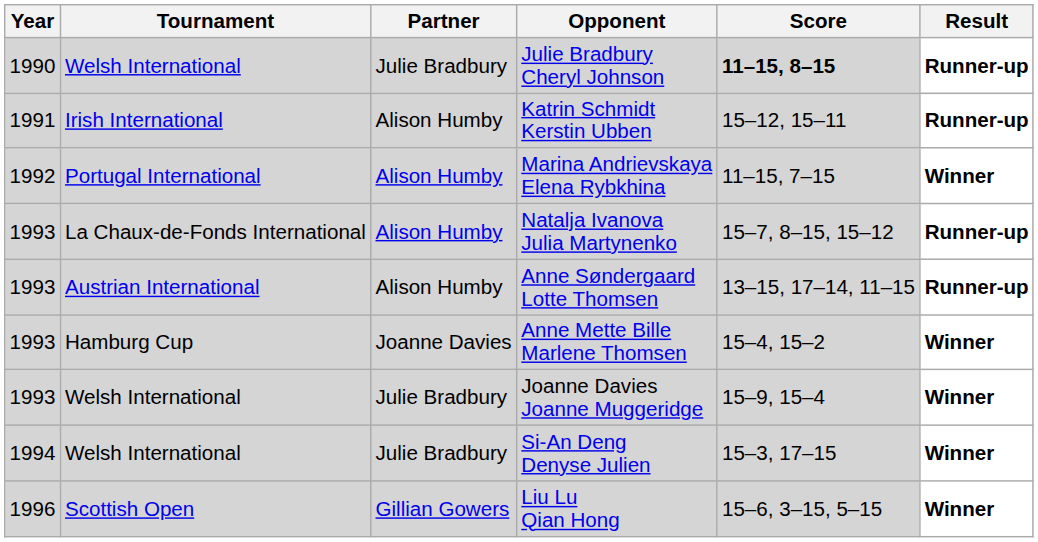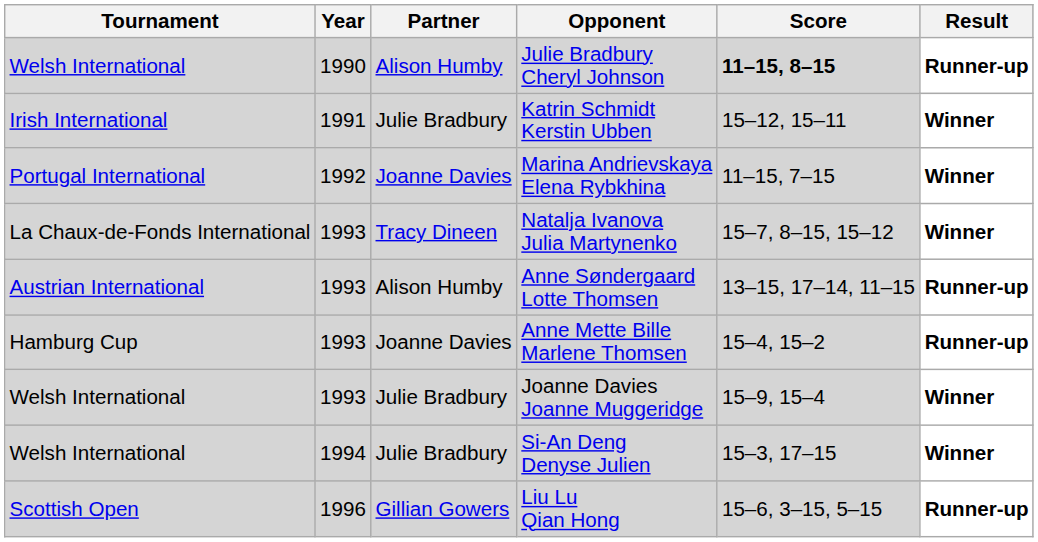columns swapped: (32, 21) <-> (215, 21)
(441, 65) Julie Bradbury -> (439, 65) Alison Humby
(439, 121) Alison Humby -> (441, 121) Julie Bradbury
(977, 121) Runner-up -> (959, 121) Winner
(439, 176) Alison Humby -> (444, 176) Joanne Davies
(439, 232) Alison Humby -> (436, 232) Tracy Dineen
(977, 232) Runner-up -> (959, 232) Winner
(959, 342) Winner -> (977, 342) Runner-up
(959, 509) Winner -> (977, 509) Runner-up
